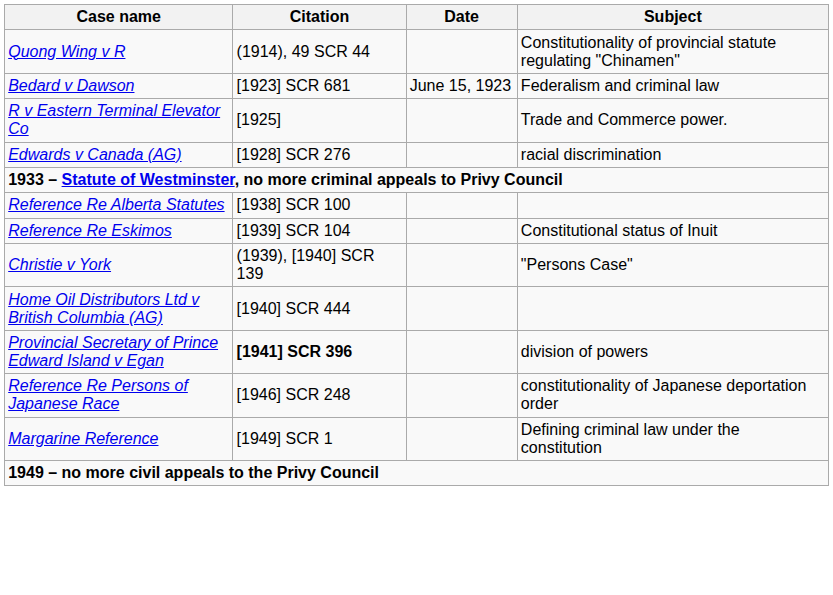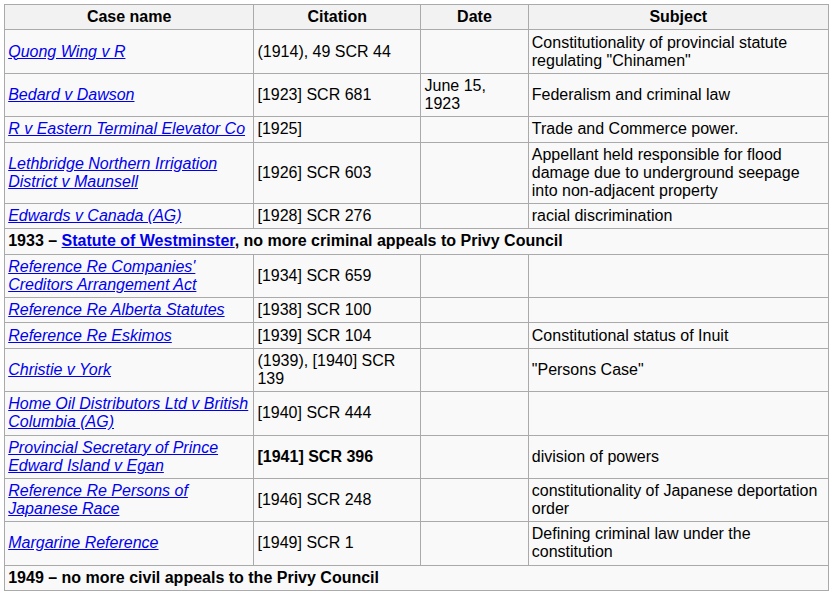+ row: (113, 172)
+ row: (102, 275)
